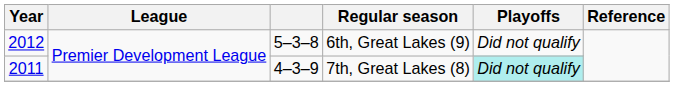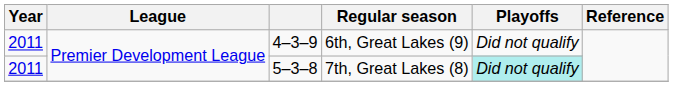(26, 42) 2012 -> (26, 42) 2011
(296, 42) 5–3–8 -> (295, 42) 4–3–9
(296, 68) 4–3–9 -> (295, 68) 5–3–8
